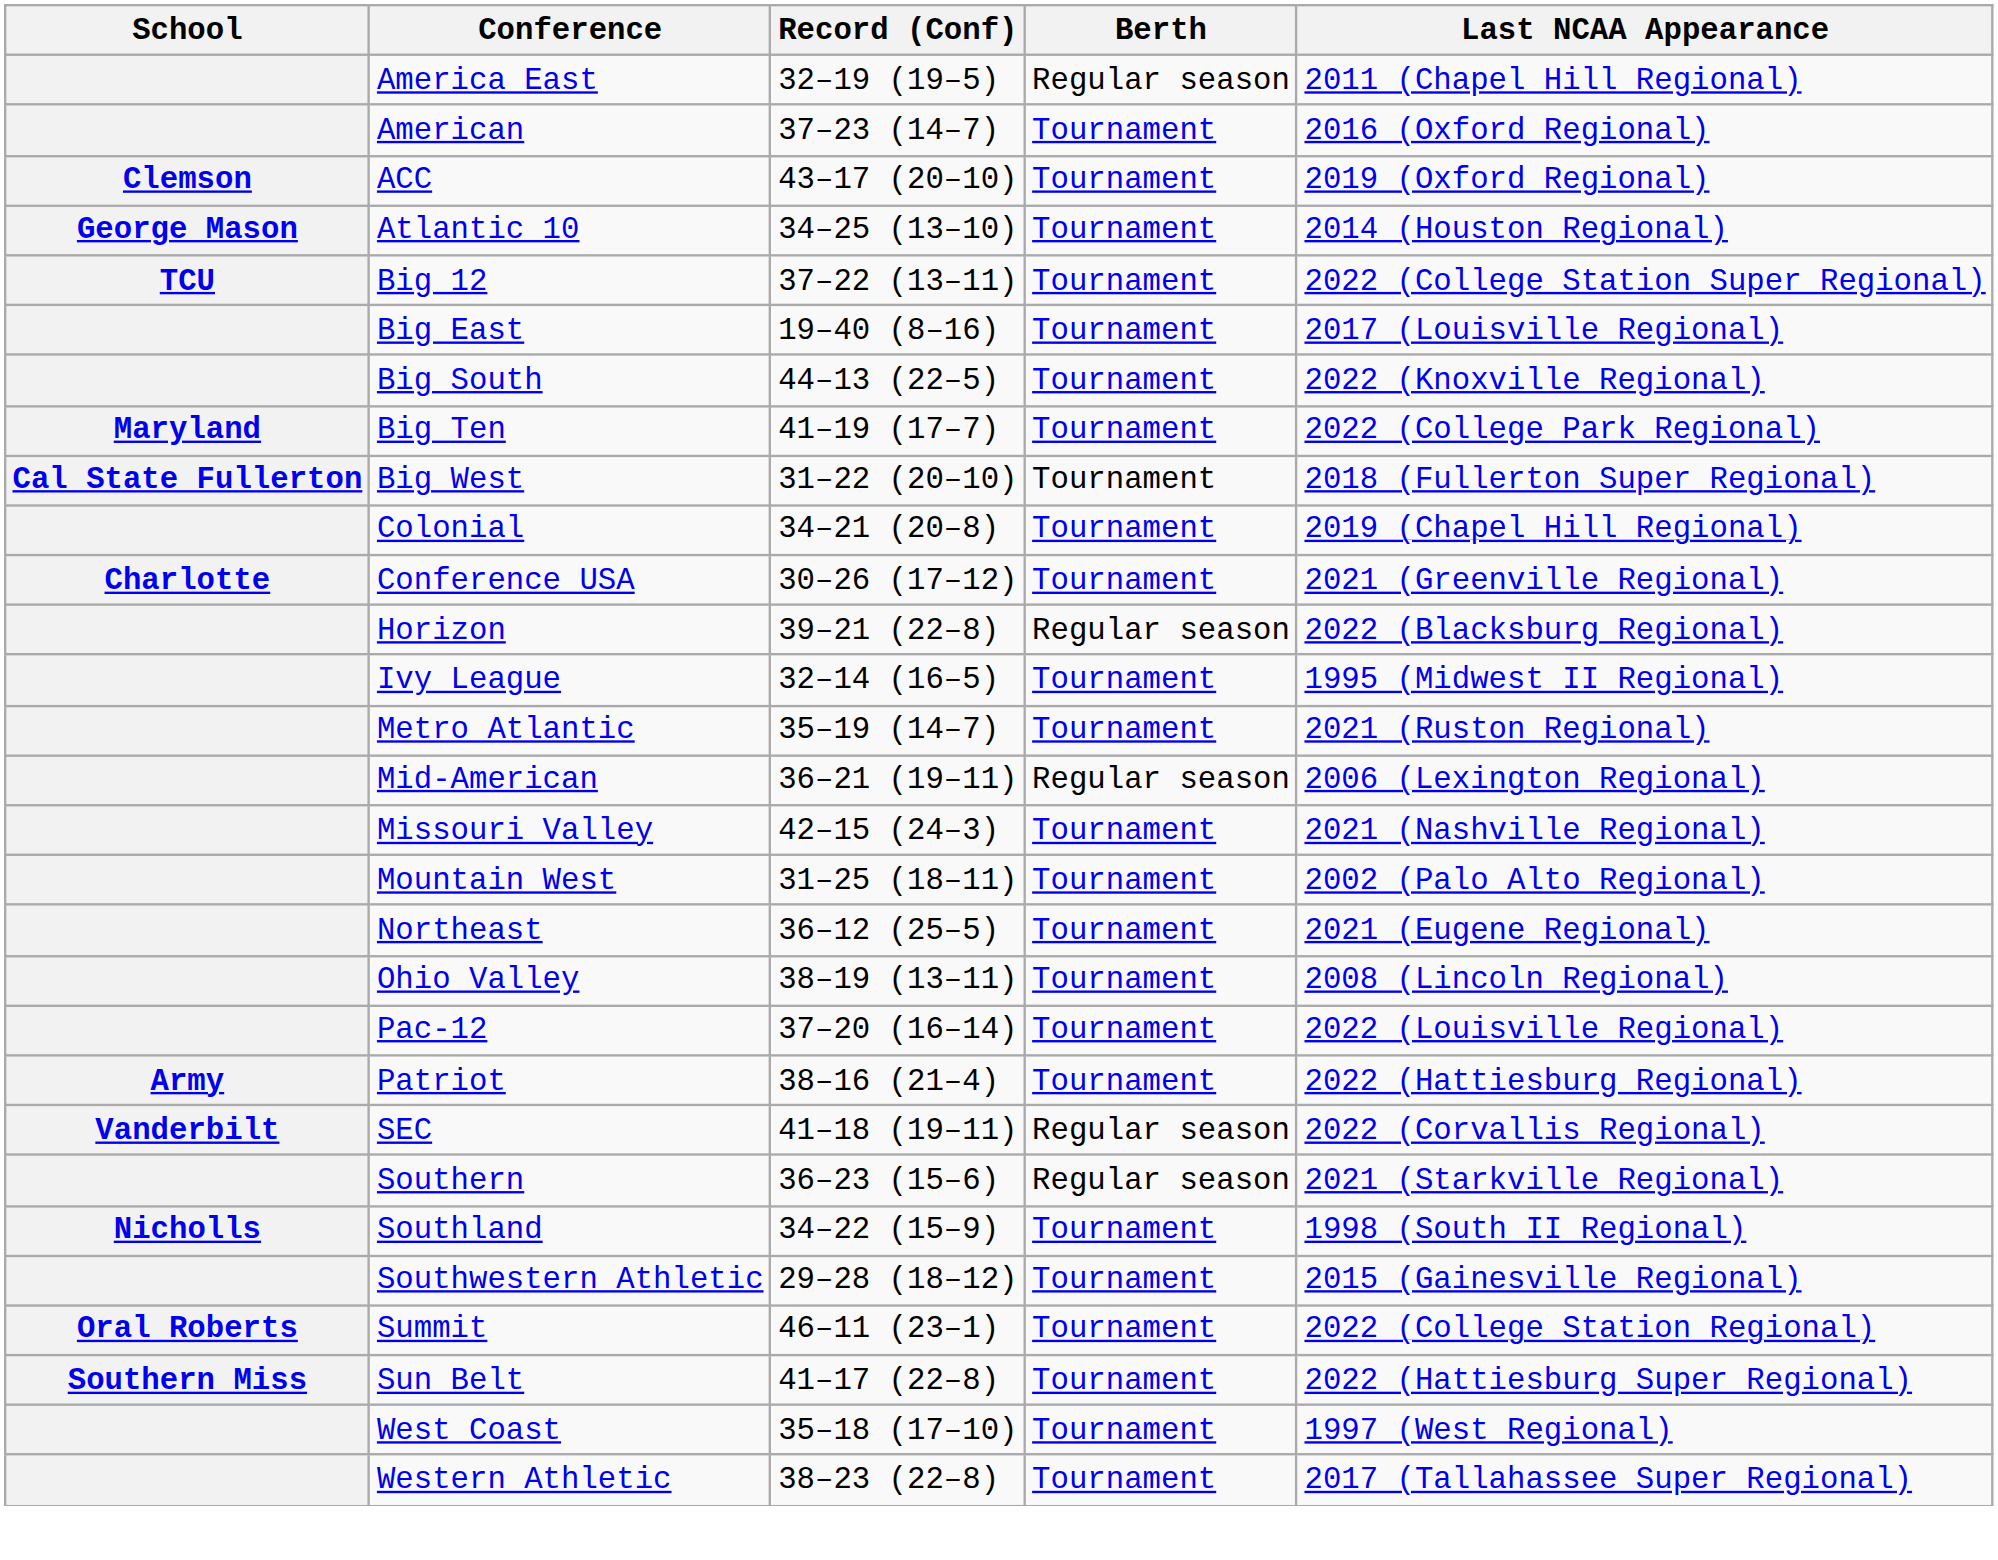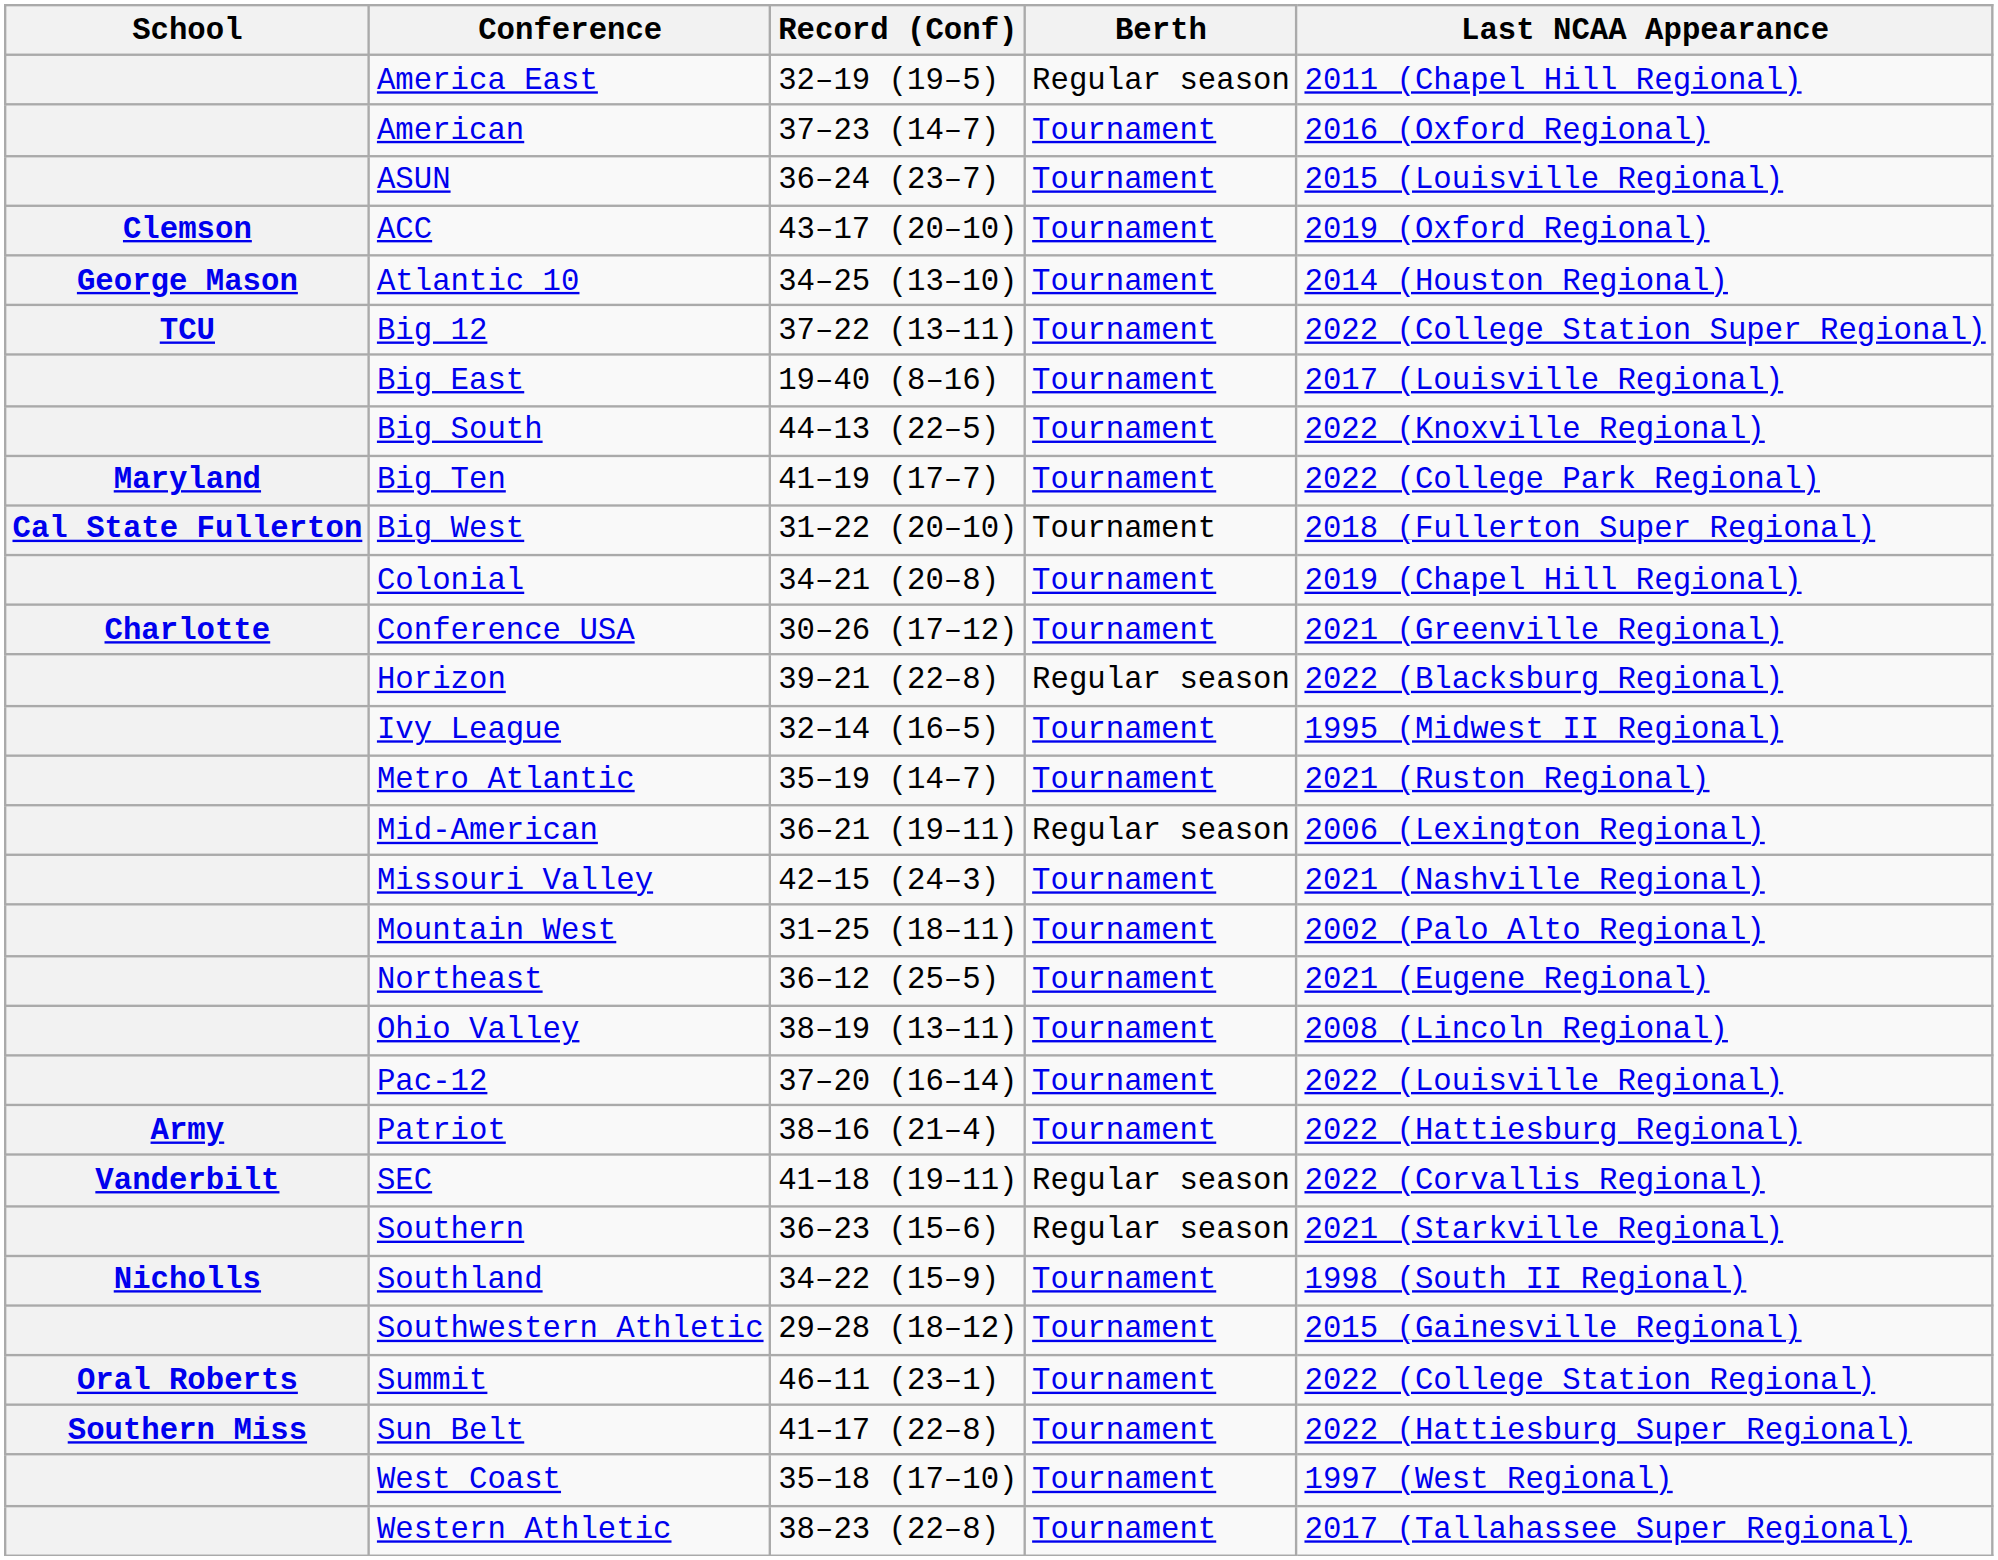+ row: (414, 180)
